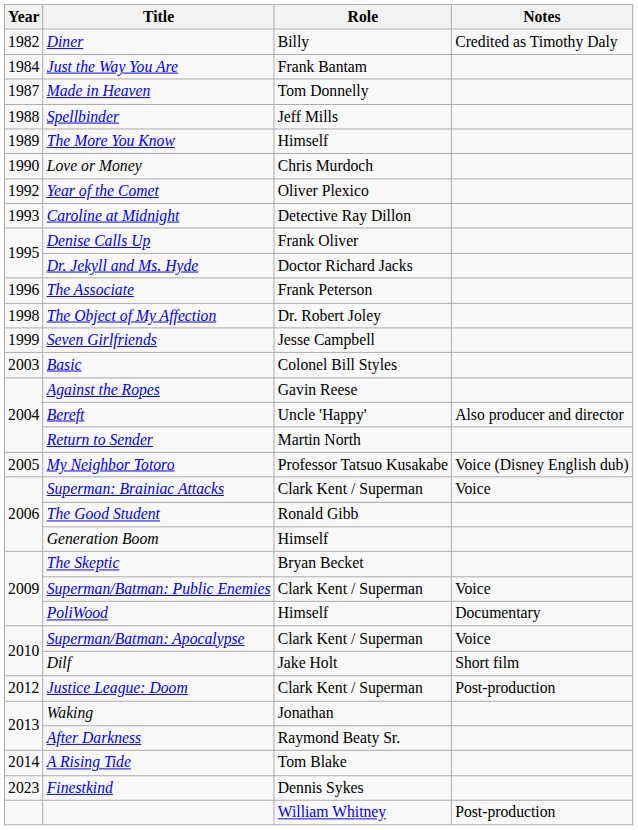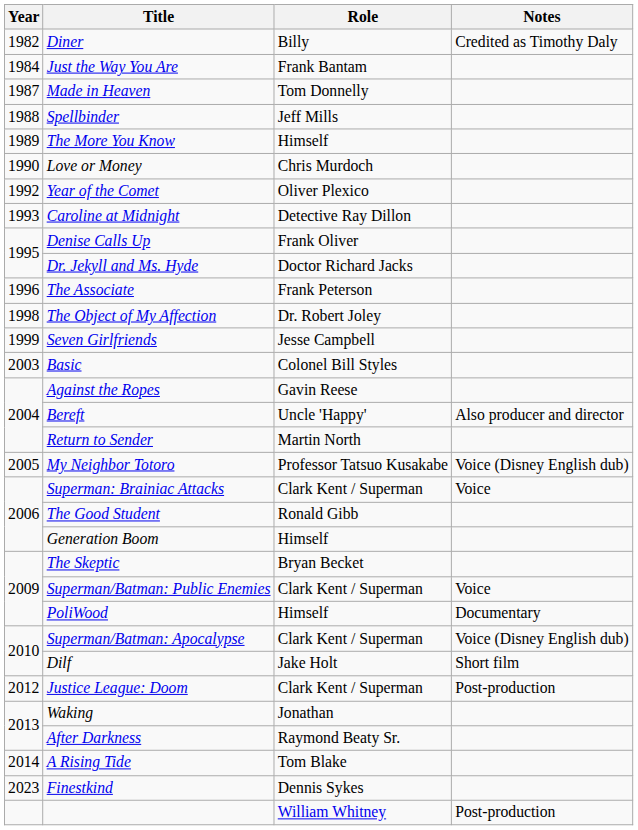(473, 638) Voice -> (542, 638) Voice (Disney English dub)
